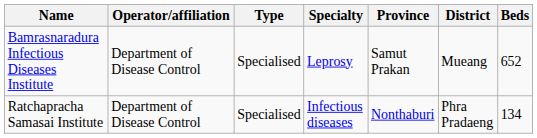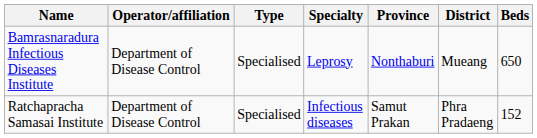(390, 61) Samut Prakan -> (403, 61) Nonthaburi
(511, 61) 652 -> (511, 61) 650
(403, 114) Nonthaburi -> (390, 114) Samut Prakan
(511, 114) 134 -> (511, 114) 152
